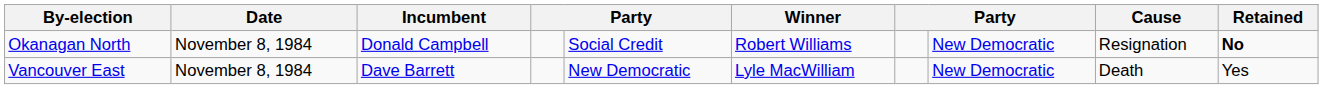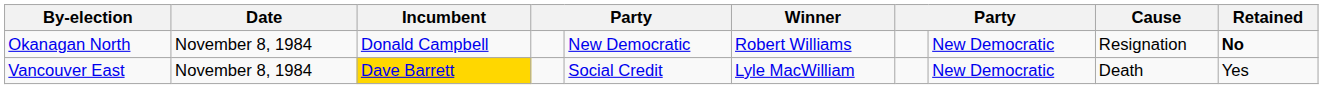(616, 44) Social Credit -> (629, 44) New Democratic
(408, 70) no background -> (408, 70) gold background
(629, 70) New Democratic -> (616, 70) Social Credit
